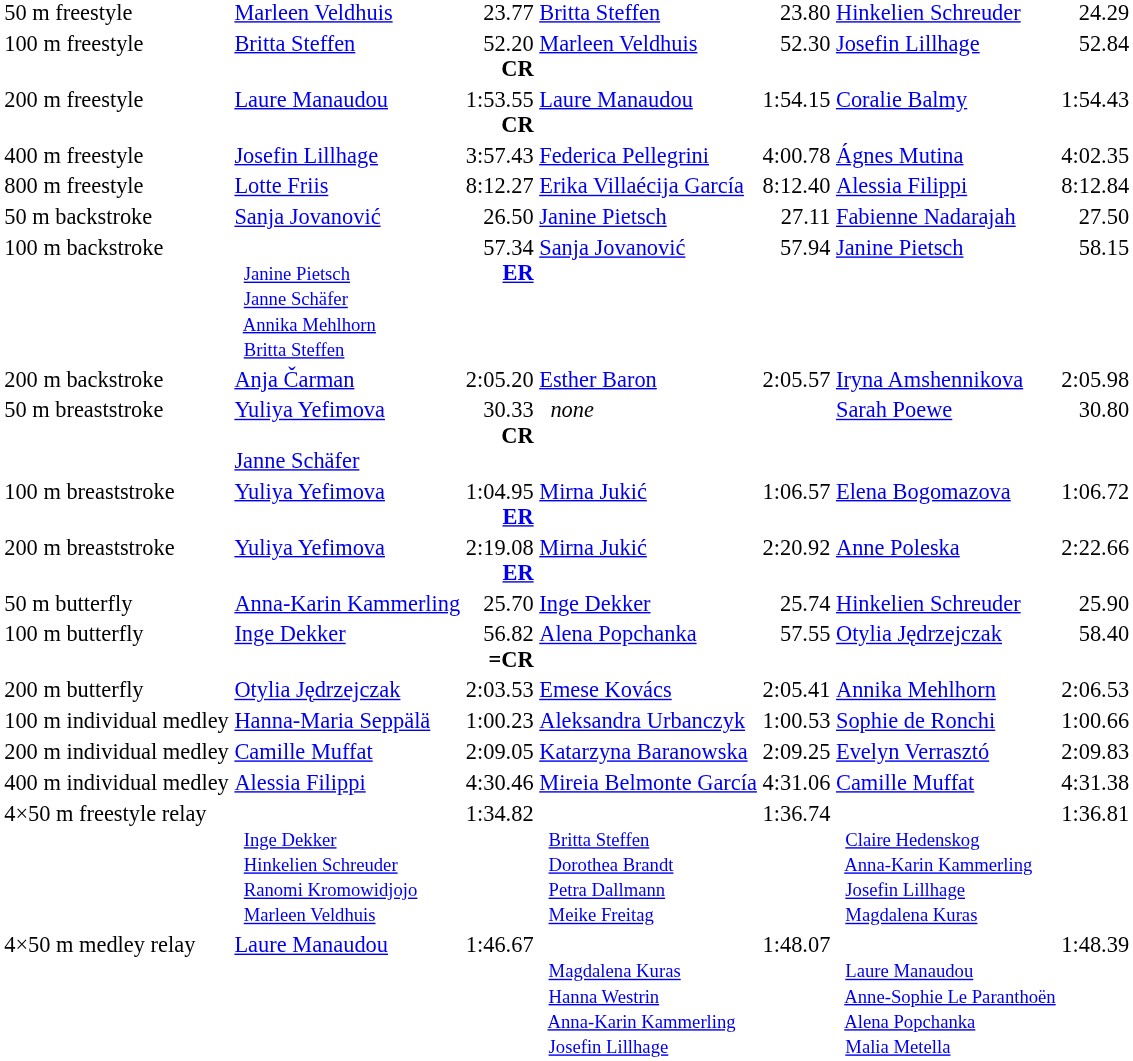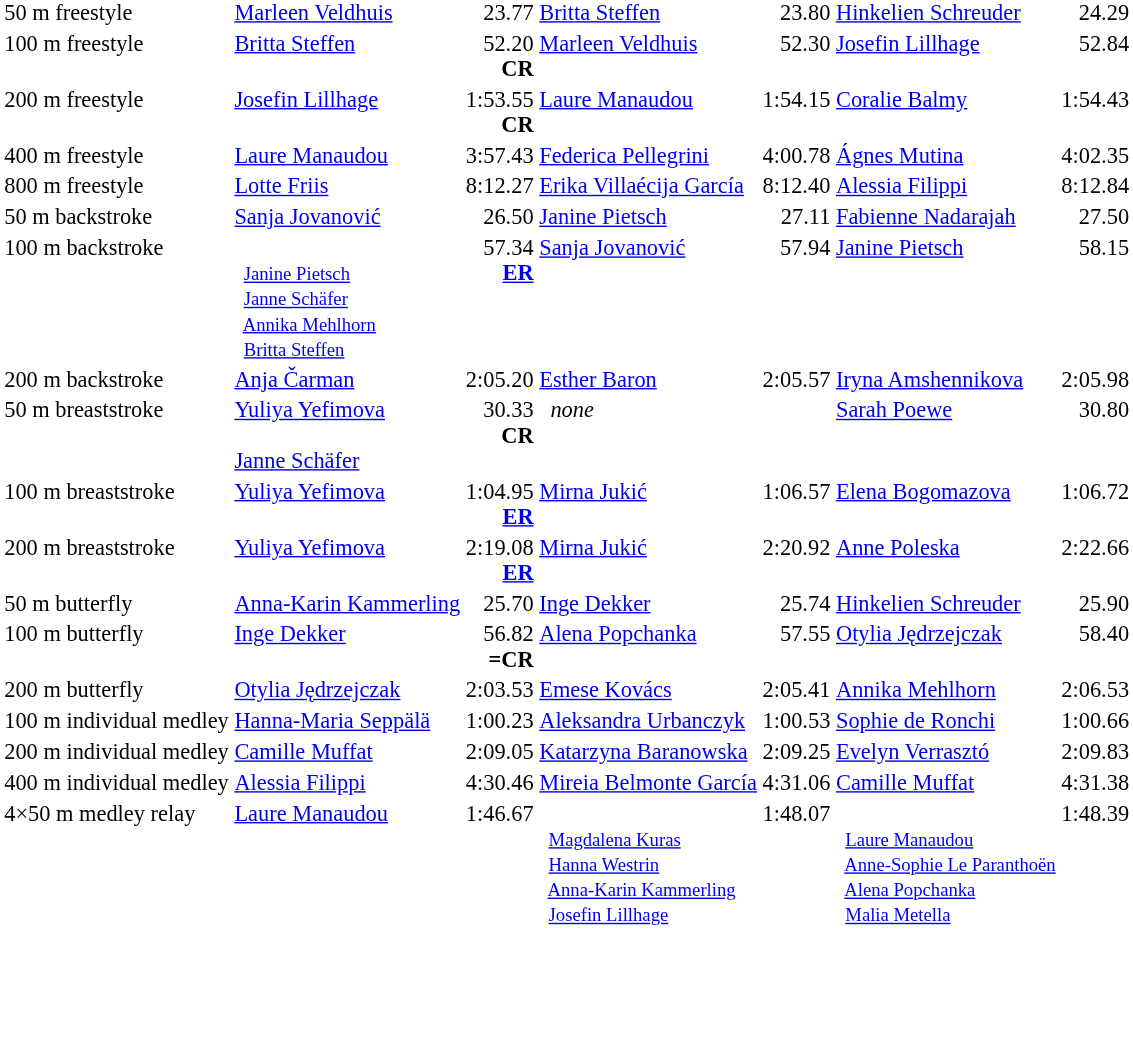(311, 99) Laure Manaudou -> (306, 99) Josefin Lillhage
(306, 155) Josefin Lillhage -> (311, 155) Laure Manaudou
- row: (105, 813)
